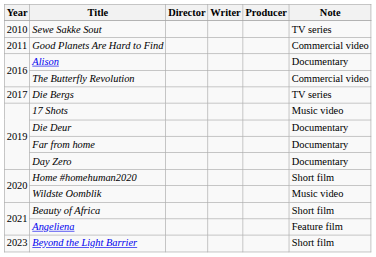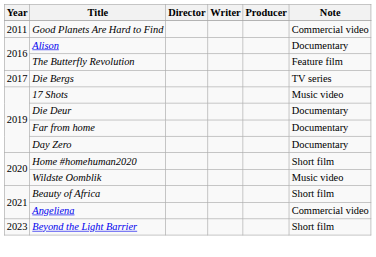- row: (67, 29)
(330, 78) Commercial video -> (317, 62) Feature film
(317, 227) Feature film -> (330, 210) Commercial video
